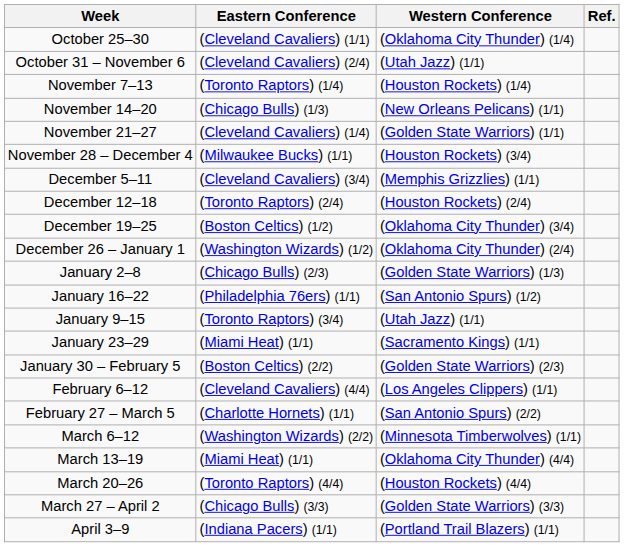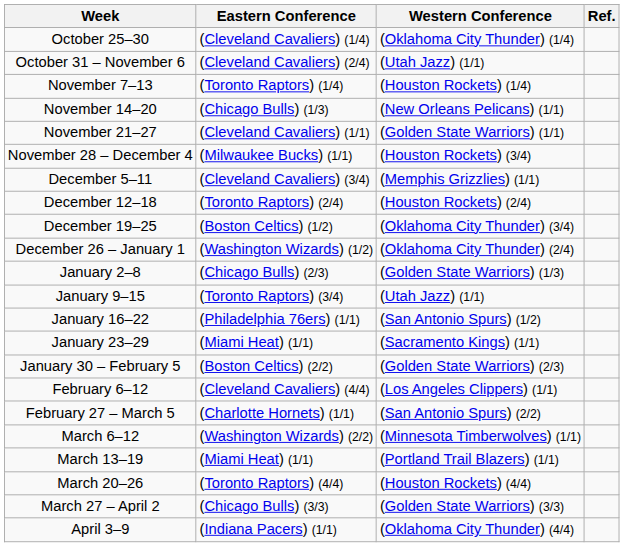(285, 39) (Cleveland Cavaliers) (1/1) -> (285, 39) (Cleveland Cavaliers) (1/4)
(285, 132) (Cleveland Cavaliers) (1/4) -> (285, 132) (Cleveland Cavaliers) (1/1)
rows swapped: (100, 319) <-> (100, 296)
(477, 459) (Oklahoma City Thunder) (4/4) -> (469, 459) (Portland Trail Blazers) (1/1)
(469, 529) (Portland Trail Blazers) (1/1) -> (477, 529) (Oklahoma City Thunder) (4/4)
